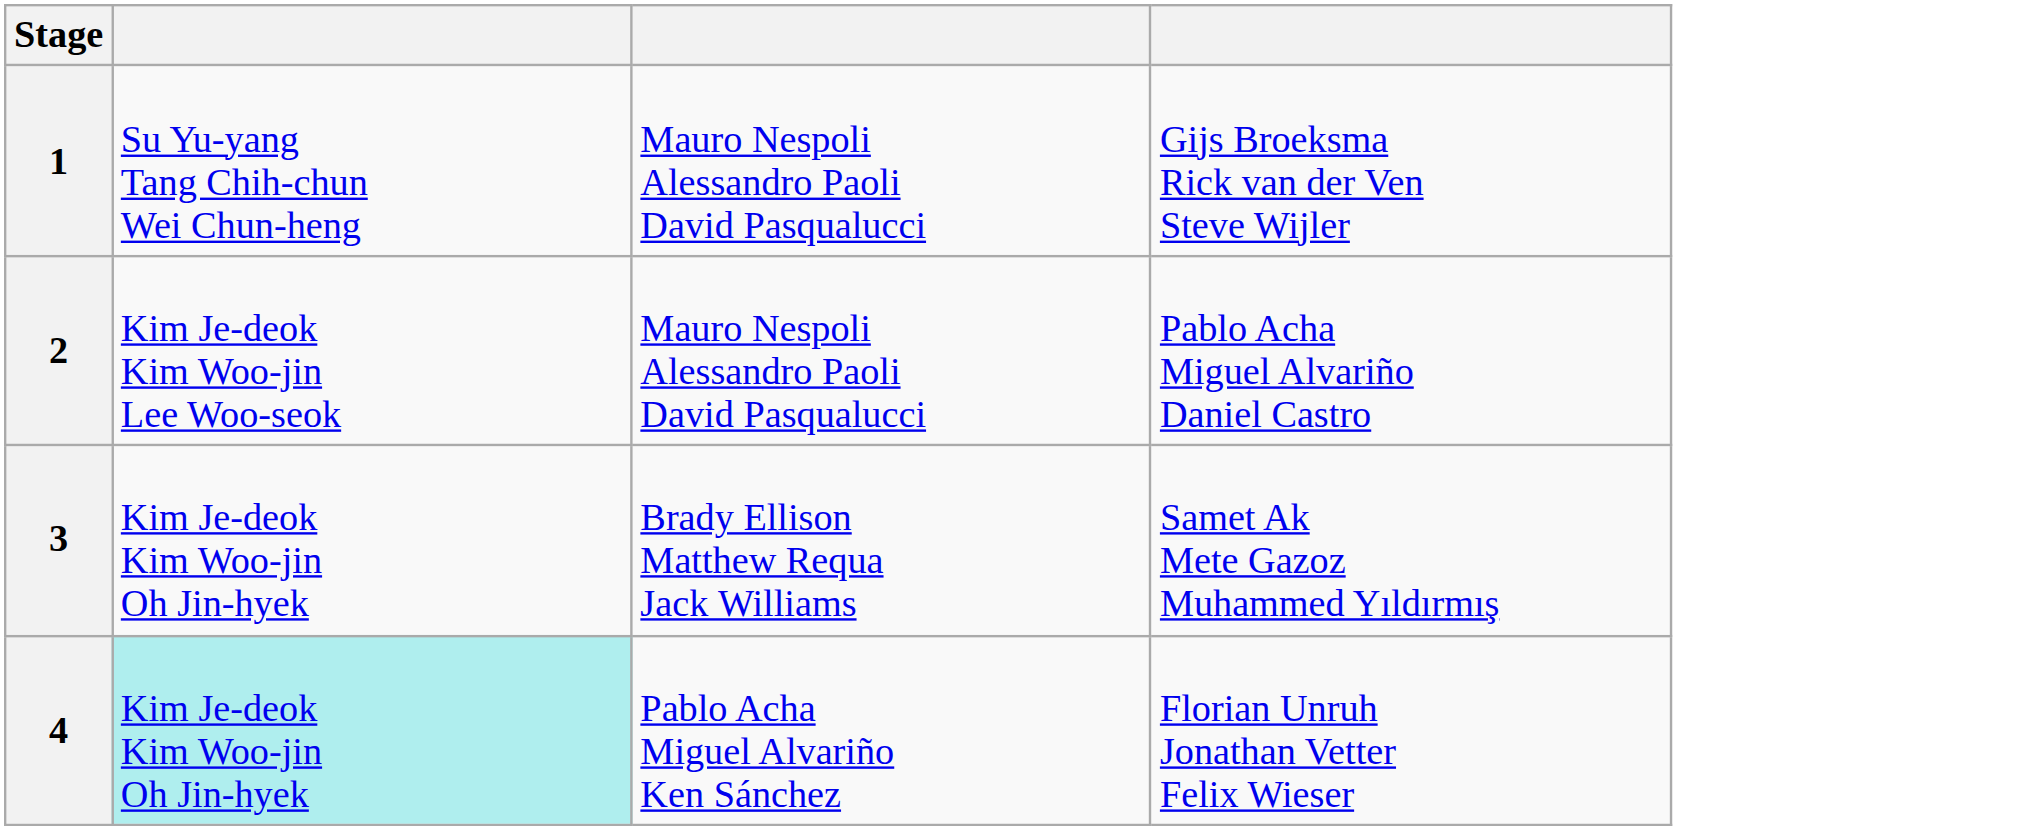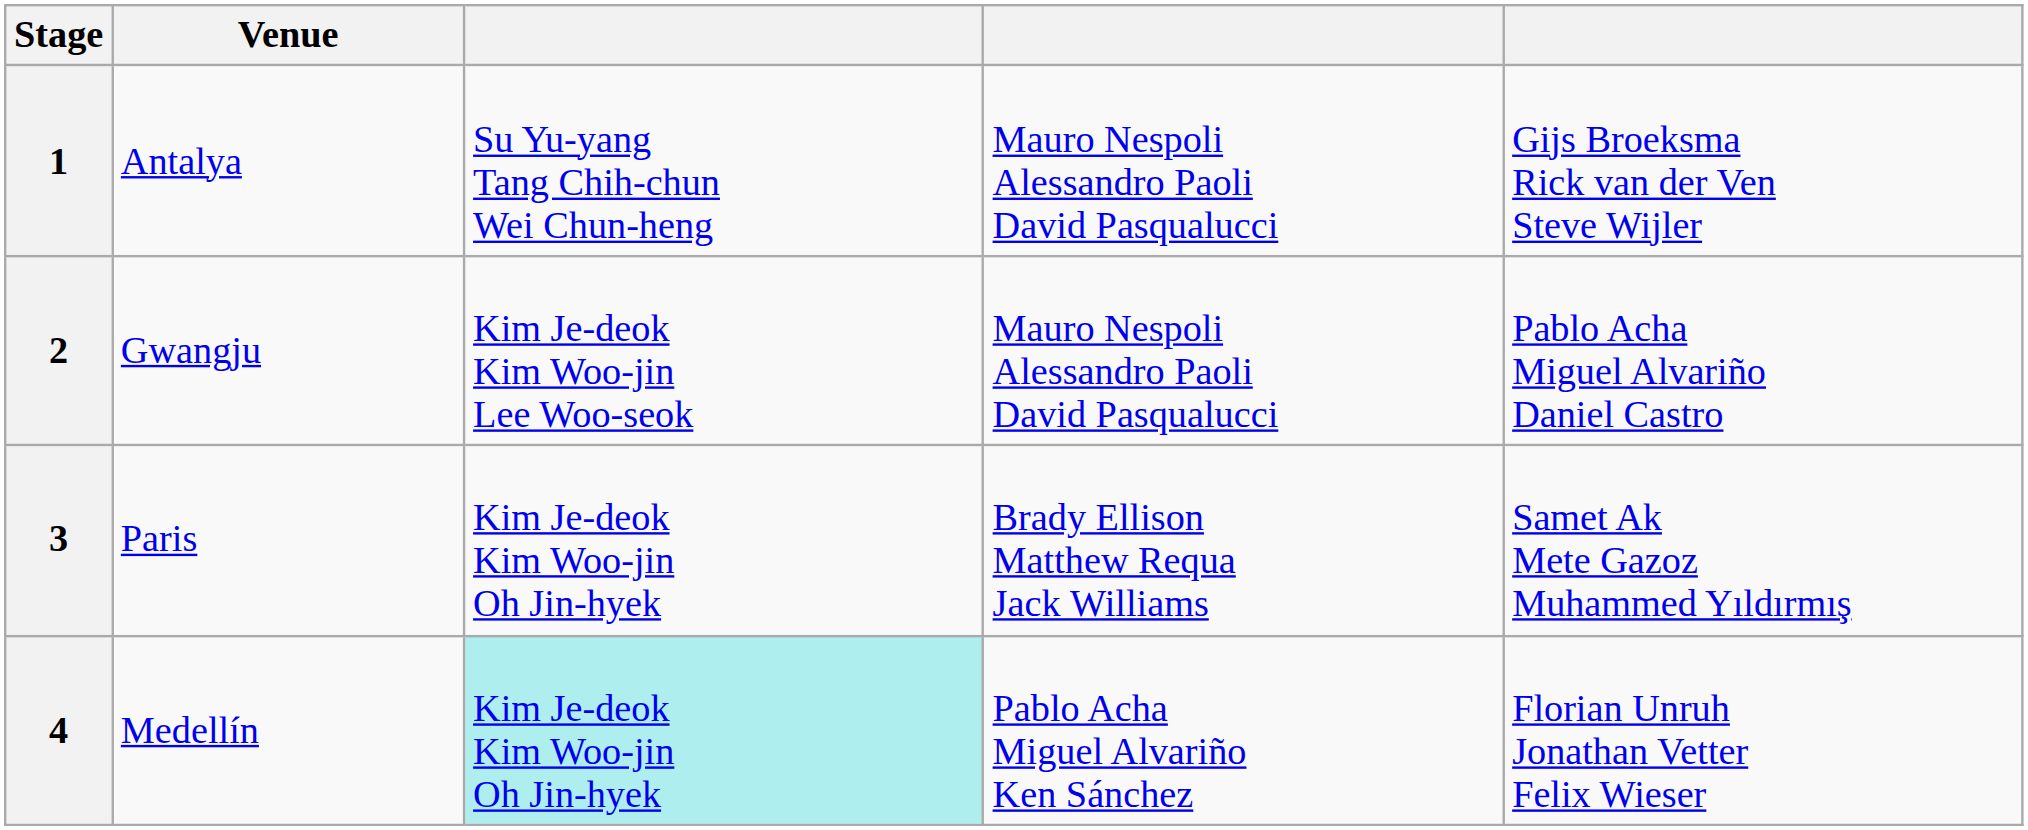+ column: (288, 34)
